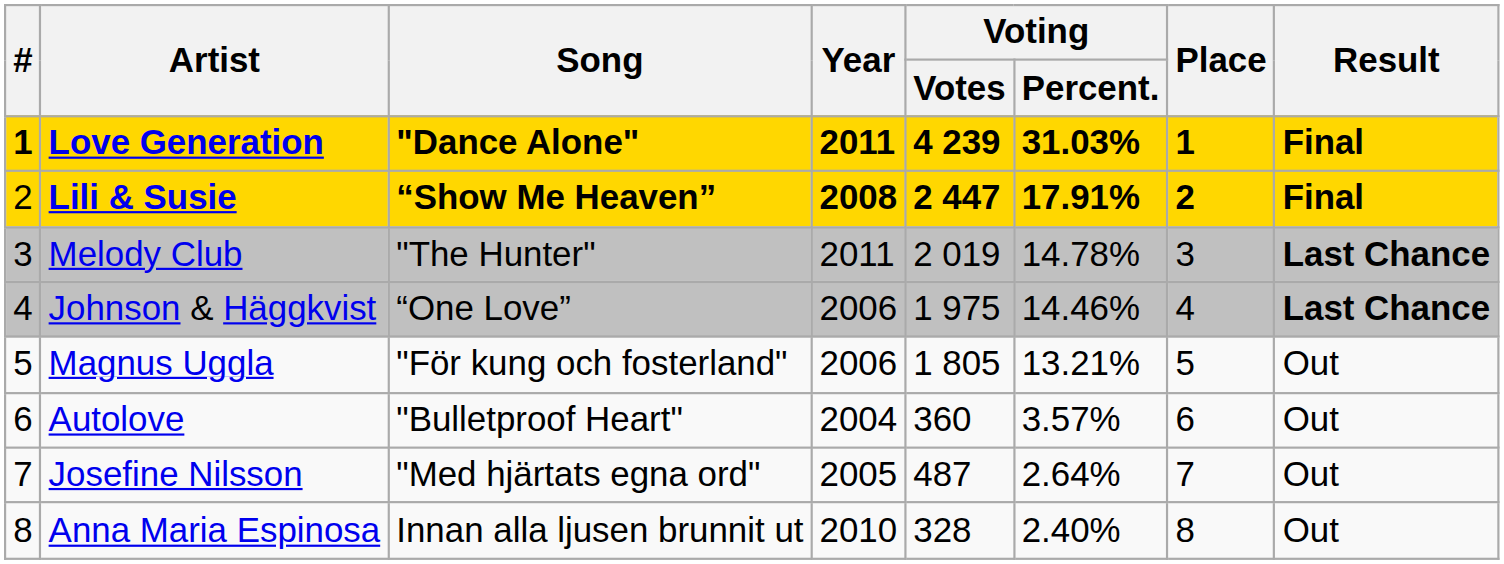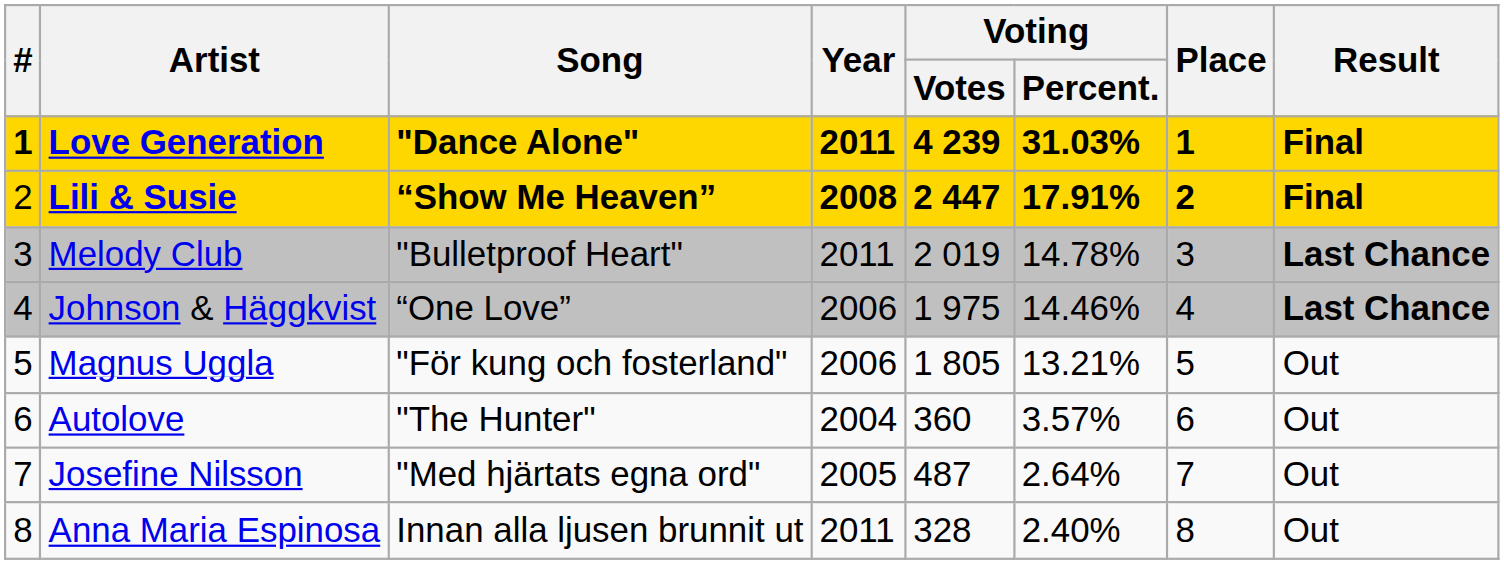(496, 253) "The Hunter" -> (540, 253) "Bulletproof Heart"
(540, 419) "Bulletproof Heart" -> (496, 419) "The Hunter"
(858, 530) 2010 -> (857, 530) 2011
